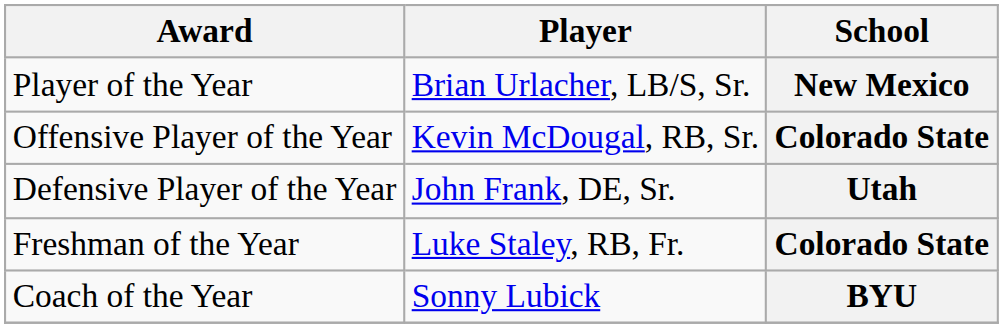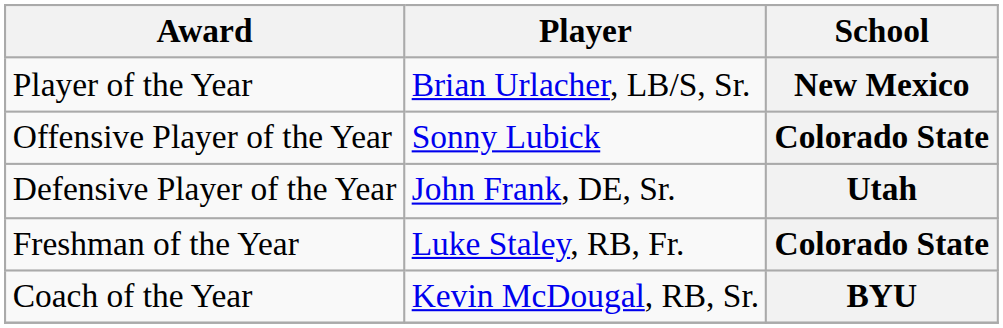(585, 137) Kevin McDougal, RB, Sr. -> (506, 137) Sonny Lubick
(506, 296) Sonny Lubick -> (585, 296) Kevin McDougal, RB, Sr.
